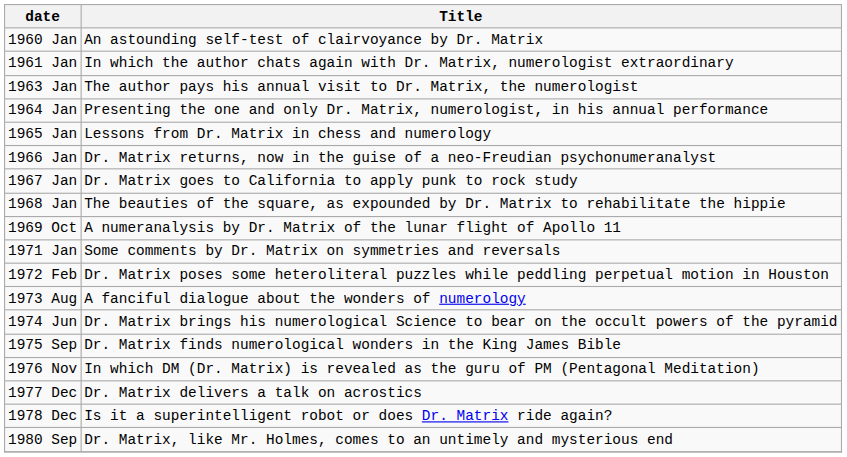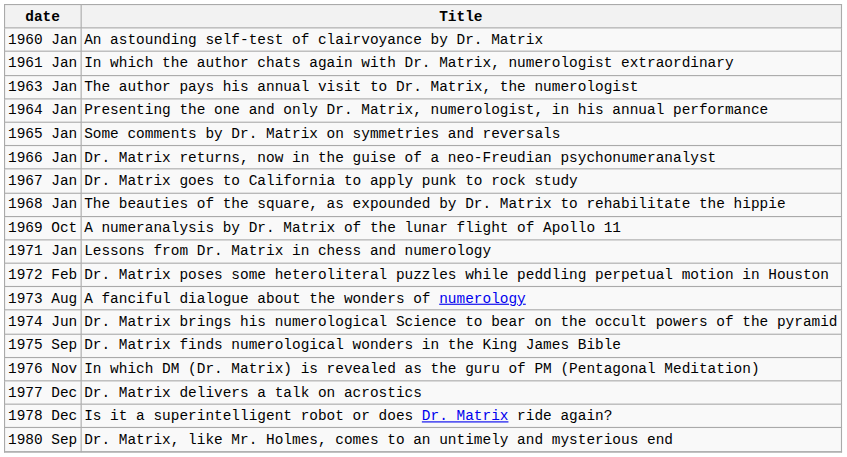(288, 134) Lessons from Dr. Matrix in chess and numerology -> (322, 134) Some comments by Dr. Matrix on symmetries and reversals
(322, 251) Some comments by Dr. Matrix on symmetries and reversals -> (288, 251) Lessons from Dr. Matrix in chess and numerology
